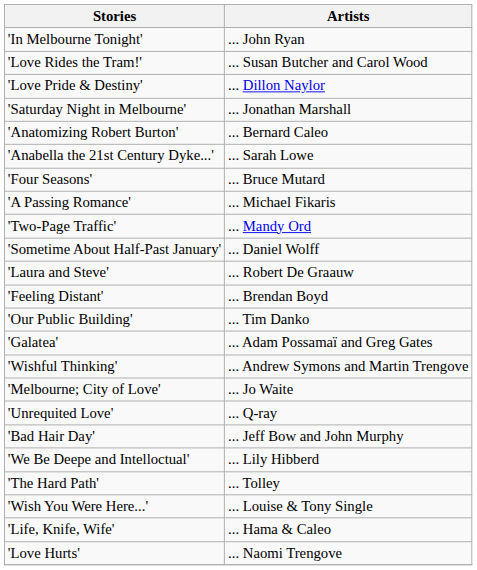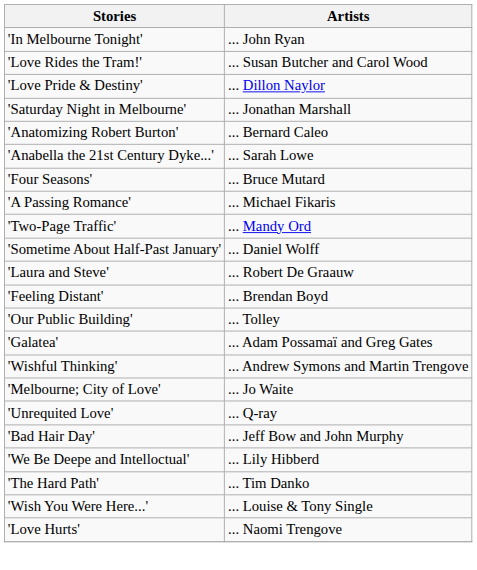(269, 319) ... Tim Danko -> (254, 319) ... Tolley
(254, 483) ... Tolley -> (269, 483) ... Tim Danko
- row: (61, 529)
